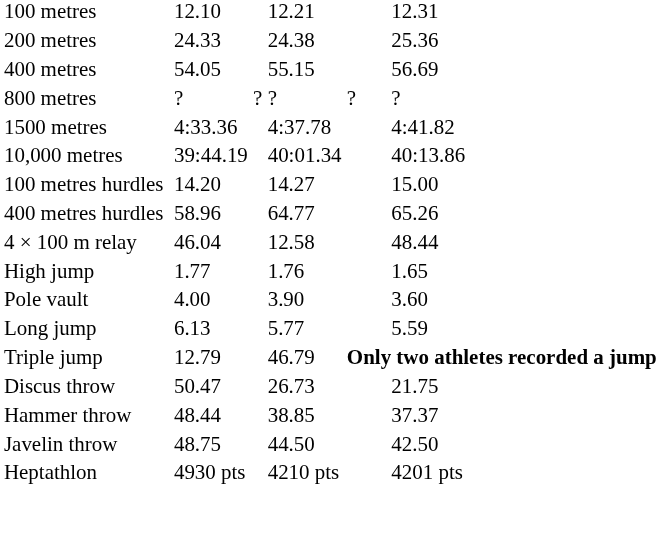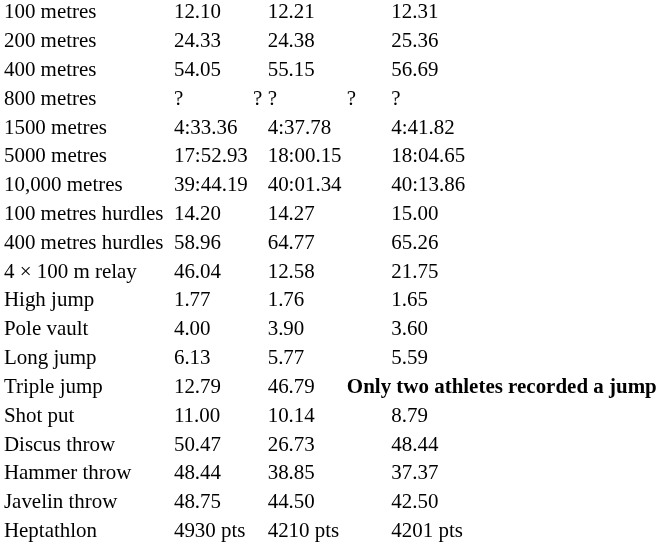+ row: (55, 155)
(415, 242) 48.44 -> (415, 270) 21.75
+ row: (39, 415)
(415, 386) 21.75 -> (415, 443) 48.44
